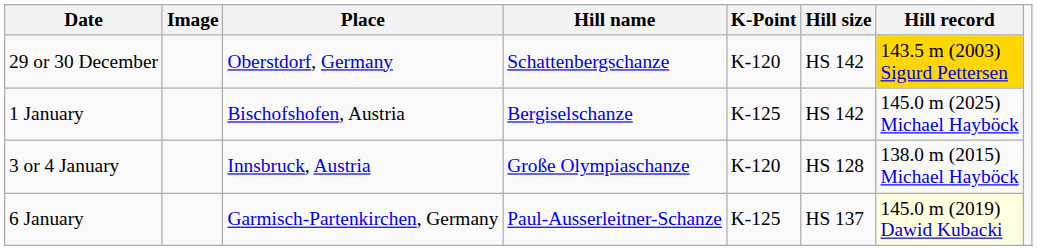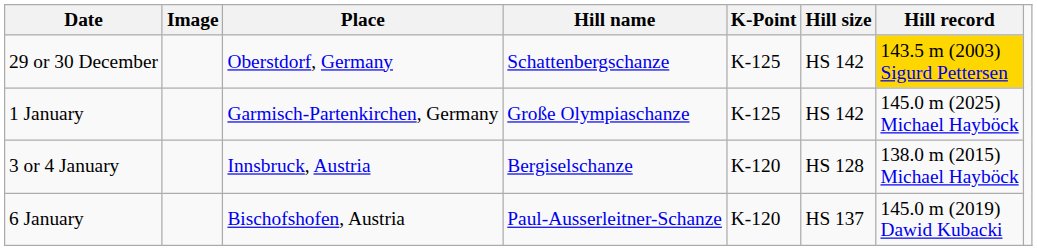(756, 61) K-120 -> (756, 61) K-125
(316, 113) Bischofshofen, Austria -> (363, 113) Garmisch-Partenkirchen, Germany
(570, 113) Bergiselschanze -> (598, 113) Große Olympiaschanze
(598, 166) Große Olympiaschanze -> (570, 166) Bergiselschanze
(363, 218) Garmisch-Partenkirchen, Germany -> (316, 218) Bischofshofen, Austria
(756, 218) K-125 -> (756, 218) K-120
(941, 218) lightyellow background -> (941, 218) no background
